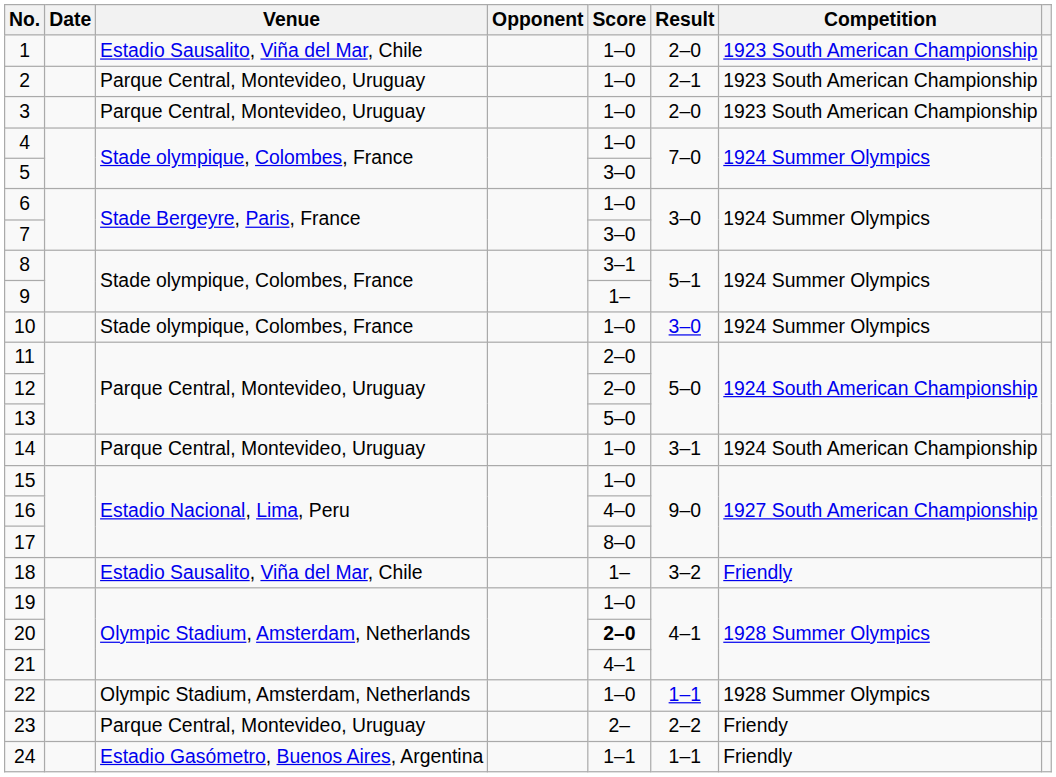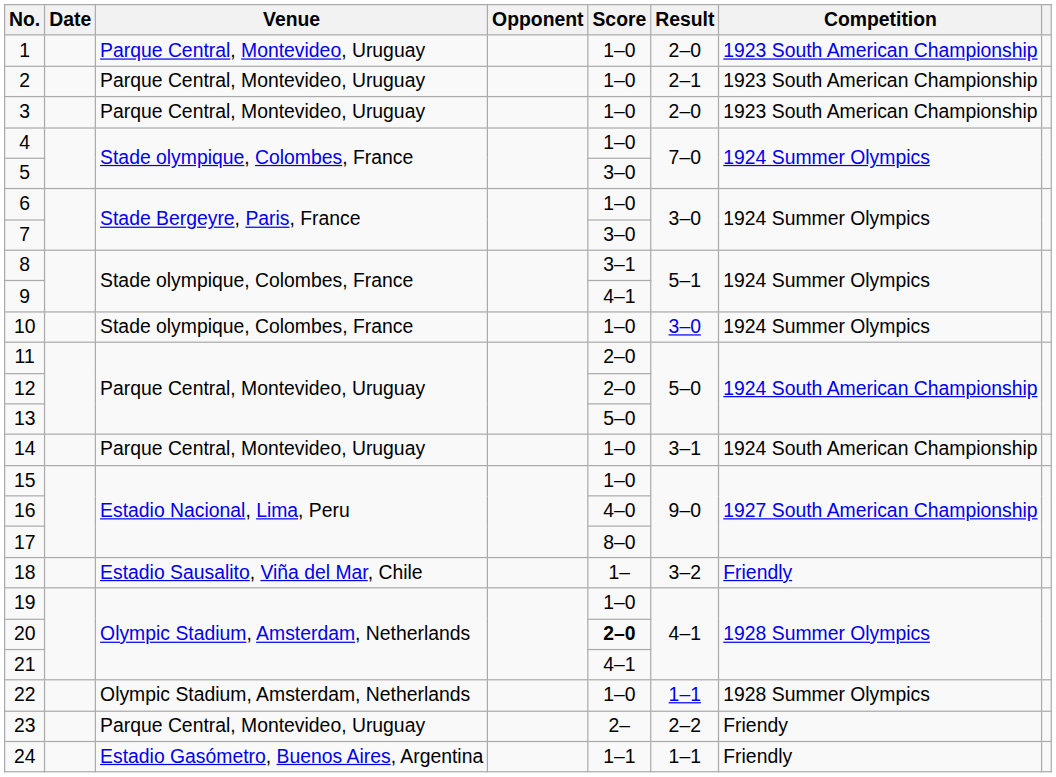(261, 50) Estadio Sausalito, Viña del Mar, Chile -> (263, 50) Parque Central, Montevideo, Uruguay
(619, 296) 1– -> (619, 296) 4–1
